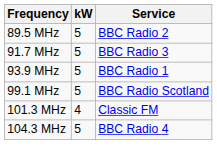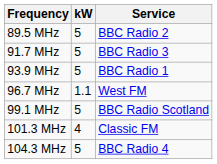+ row: (33, 91)
